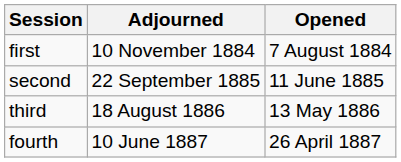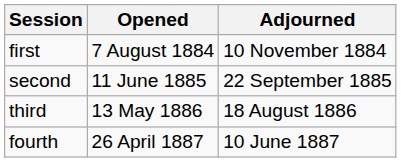columns swapped: (330, 19) <-> (176, 19)
